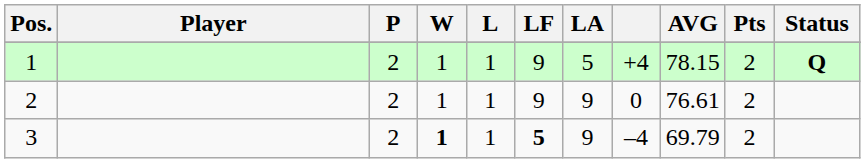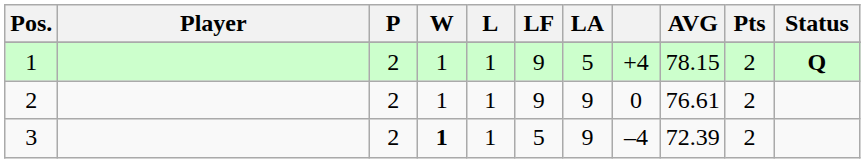(539, 137) bold -> (539, 137) normal
(693, 137) 69.79 -> (693, 137) 72.39
